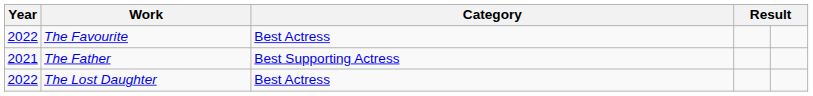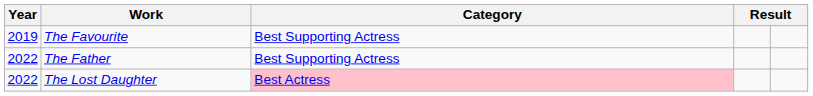(23, 36) 2022 -> (23, 36) 2019
(292, 36) Best Actress -> (327, 36) Best Supporting Actress
(23, 58) 2021 -> (23, 58) 2022
(292, 79) no background -> (292, 79) pink background
